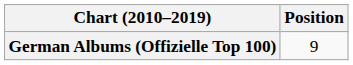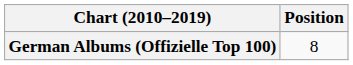(314, 45) 9 -> (314, 45) 8
